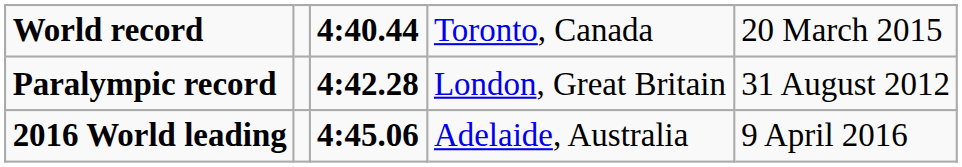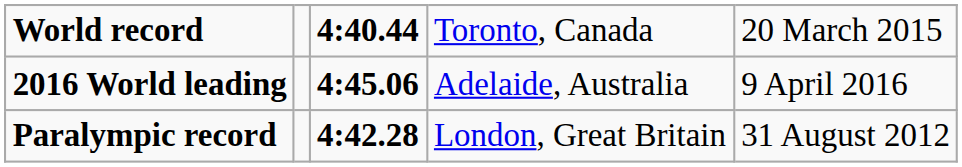rows swapped: (145, 82) <-> (150, 135)
